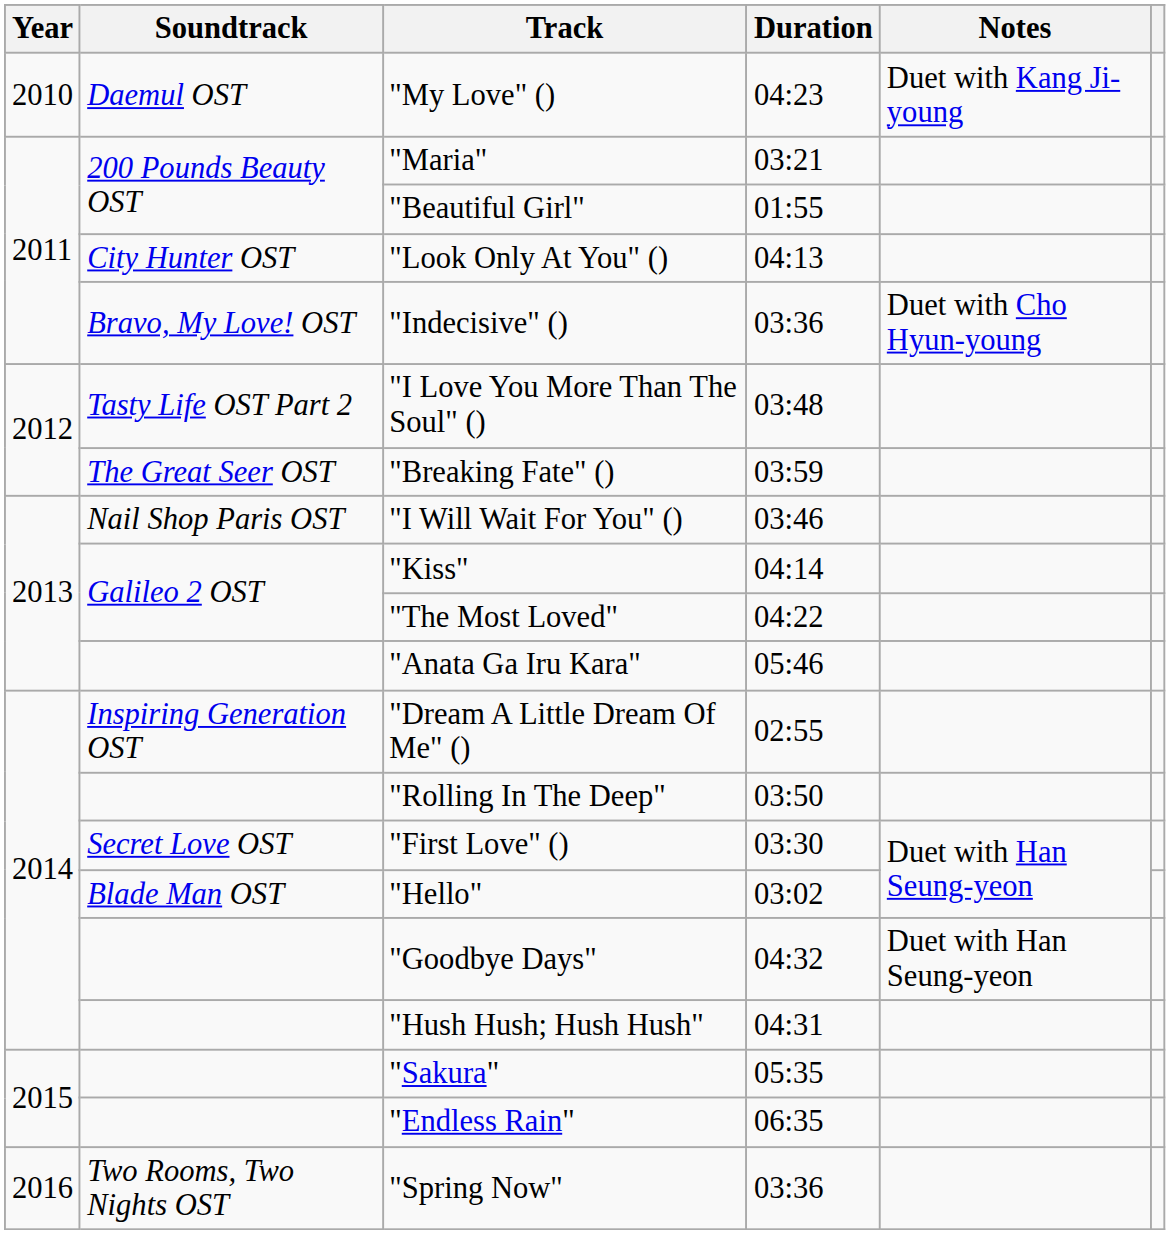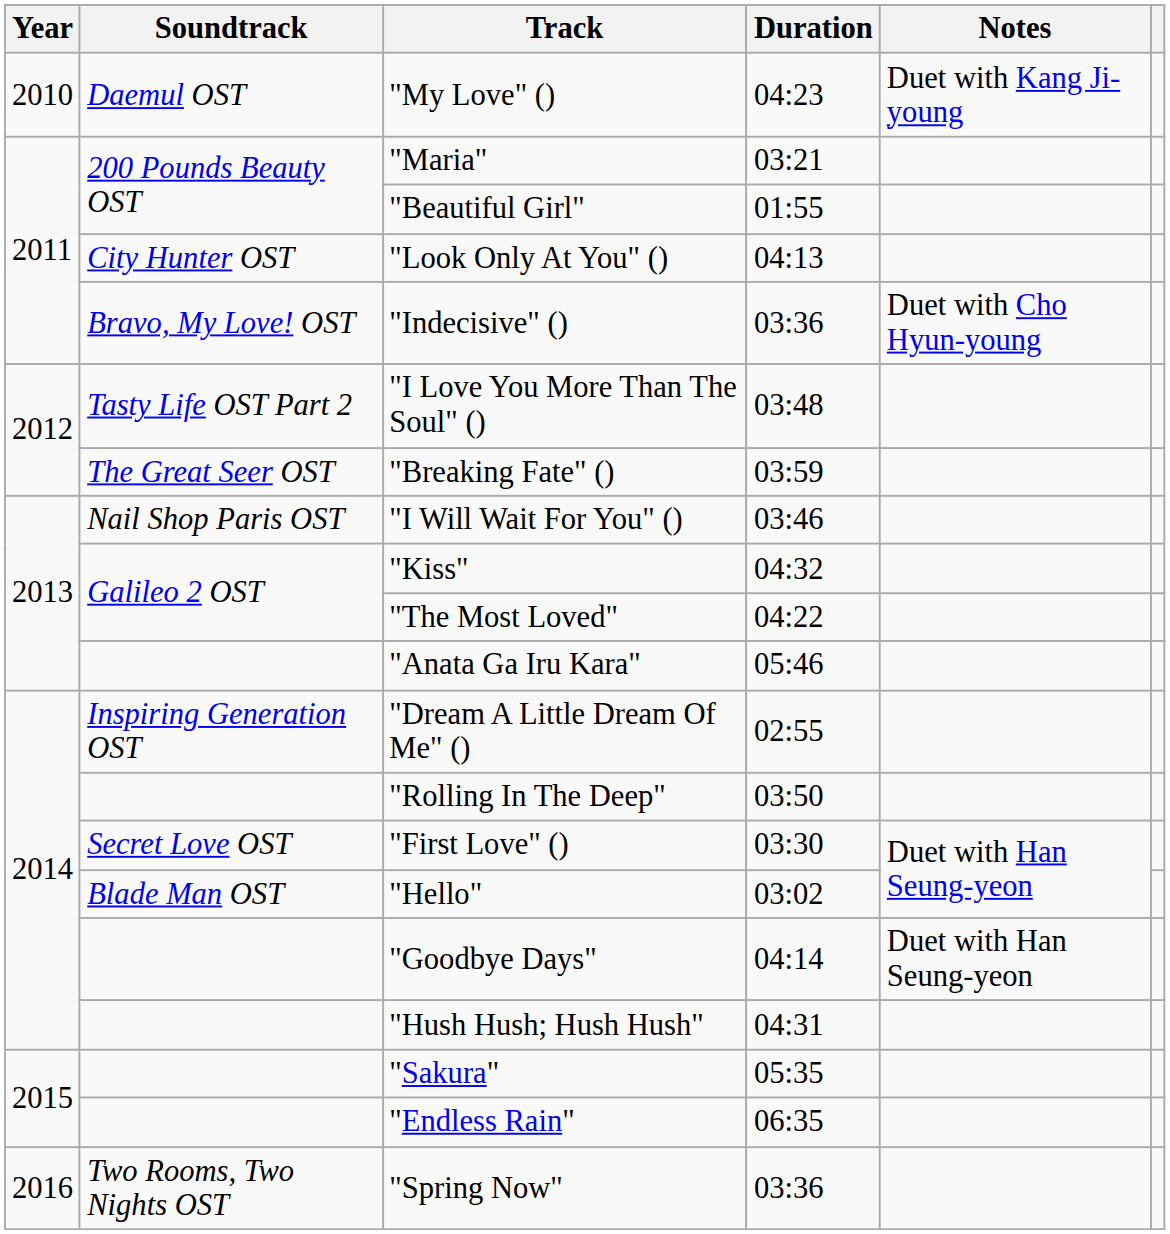(789, 568) 04:14 -> (789, 568) 04:32
(789, 958) 04:32 -> (789, 958) 04:14
